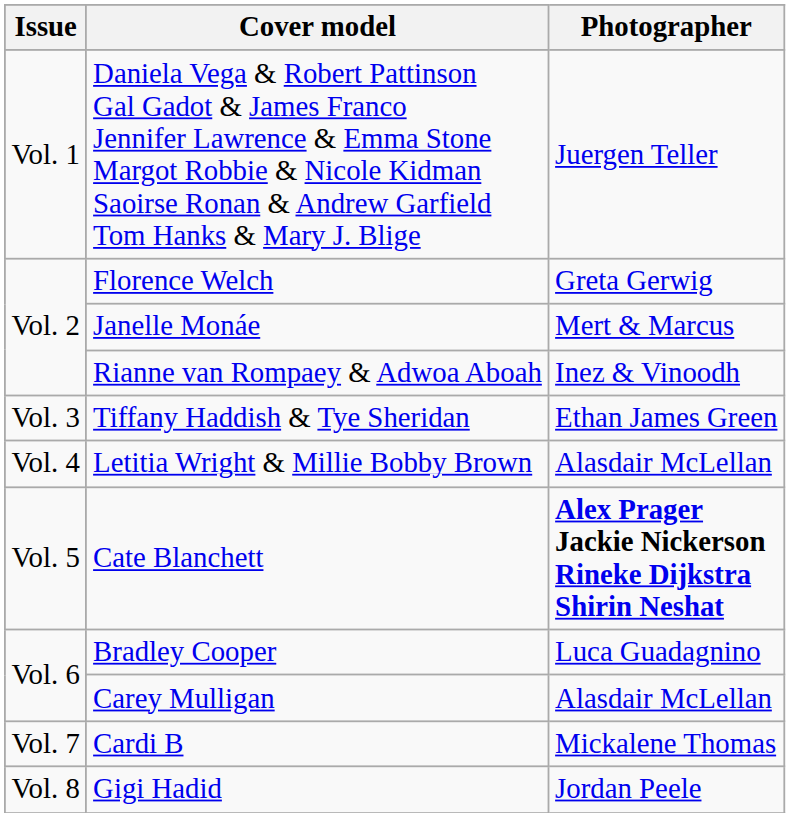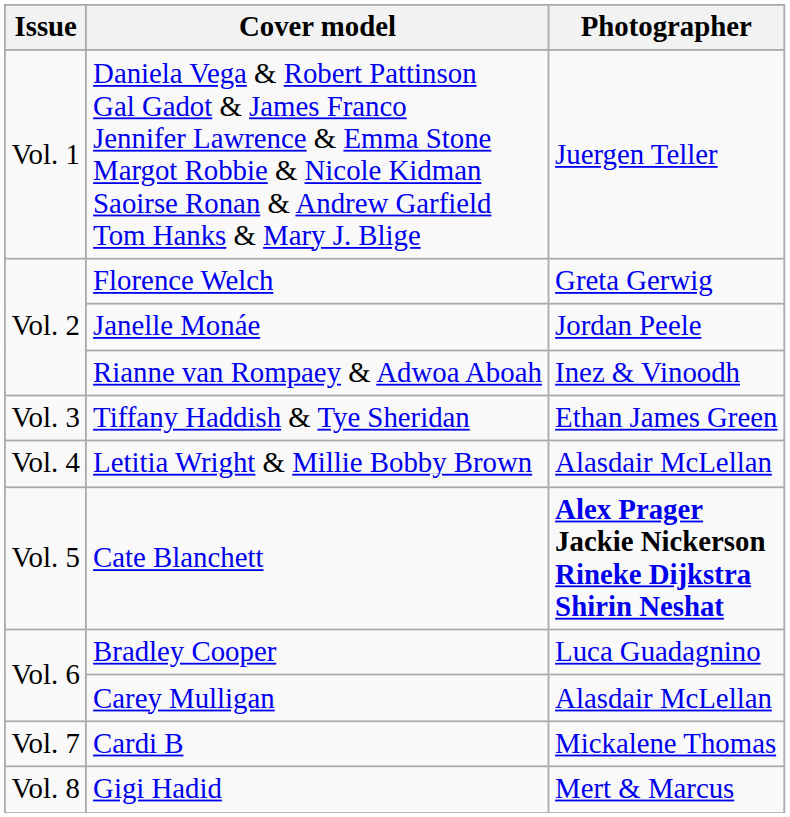(645, 326) Mert & Marcus -> (628, 326) Jordan Peele
(628, 788) Jordan Peele -> (645, 788) Mert & Marcus
